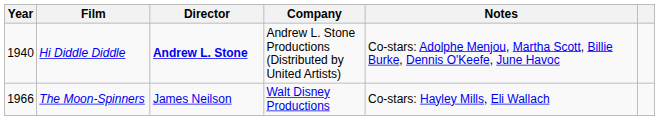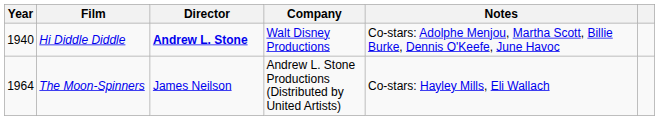(311, 53) Andrew L. Stone Productions (Distributed by United Artists) -> (298, 39) Walt Disney Productions
(20, 99) 1966 -> (20, 85) 1964
(298, 99) Walt Disney Productions -> (311, 85) Andrew L. Stone Productions (Distributed by United Artists)
